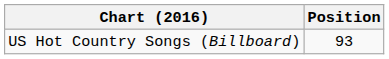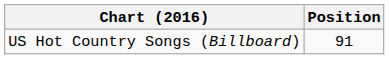(344, 42) 93 -> (344, 42) 91
